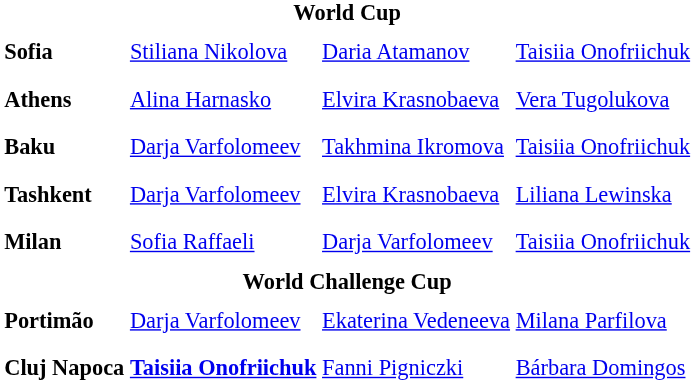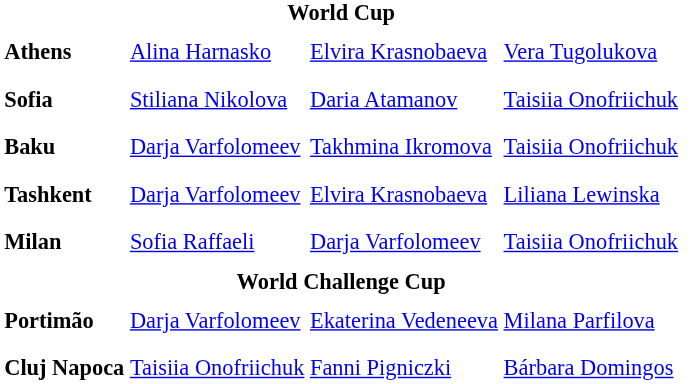rows swapped: (38, 99) <-> (28, 51)
(223, 368) bold -> (217, 368) normal
